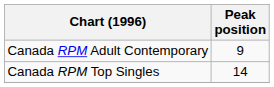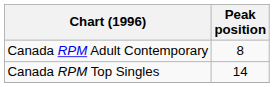(240, 51) 9 -> (240, 51) 8
